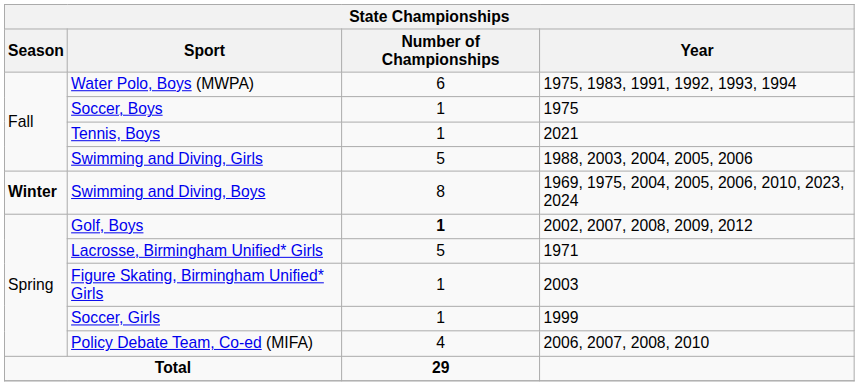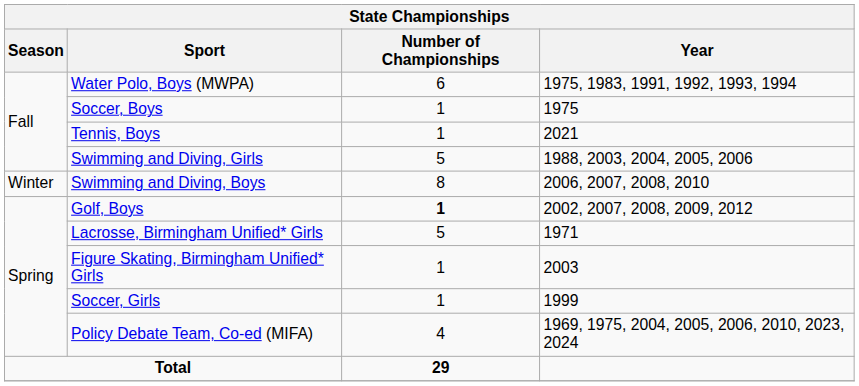(32, 192) bold -> (31, 183) normal
(694, 192) 1969, 1975, 2004, 2005, 2006, 2010, 2023, 2024 -> (626, 183) 2006, 2007, 2008, 2010
(626, 343) 2006, 2007, 2008, 2010 -> (694, 334) 1969, 1975, 2004, 2005, 2006, 2010, 2023, 2024
